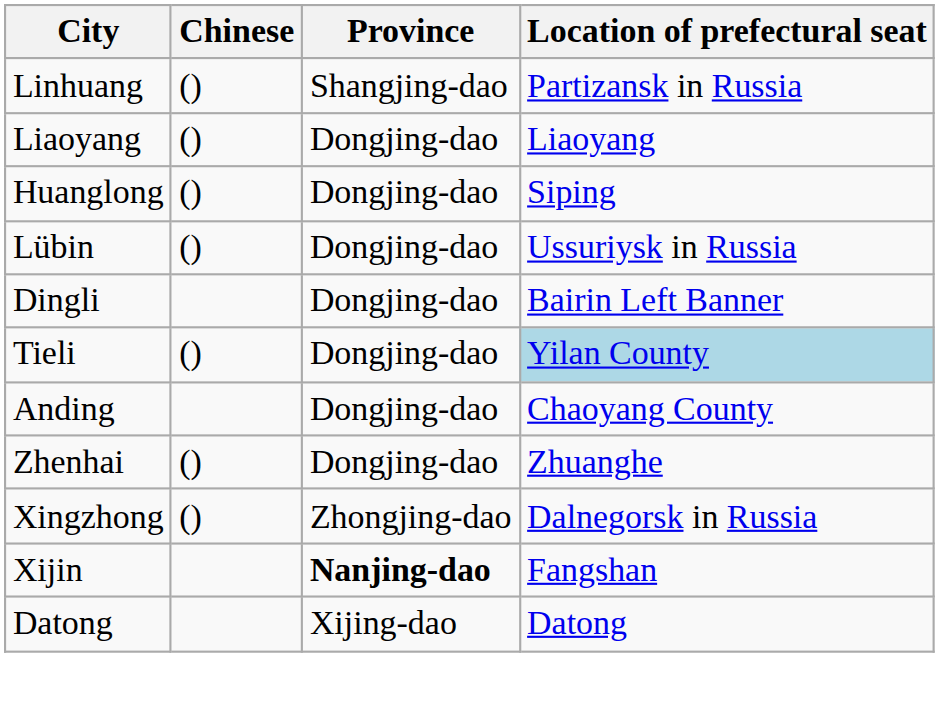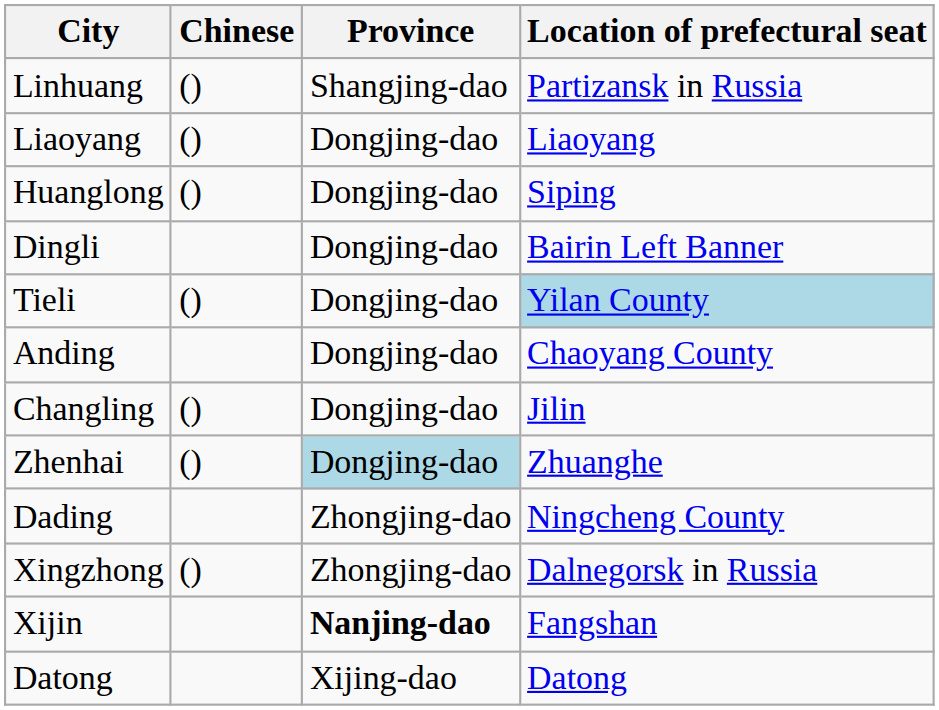- row: (53, 246)
+ row: (84, 407)
(404, 461) no background -> (404, 461) lightblue background
+ row: (63, 515)
